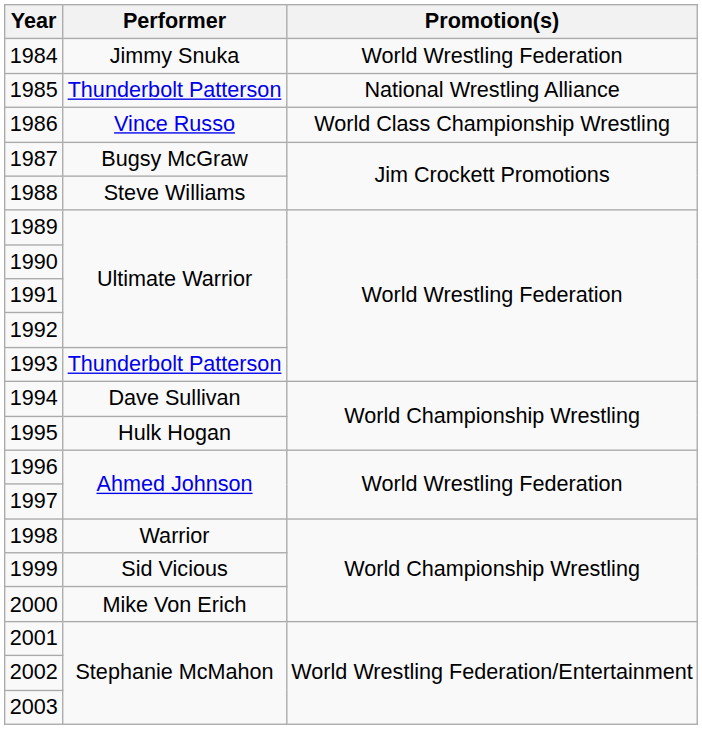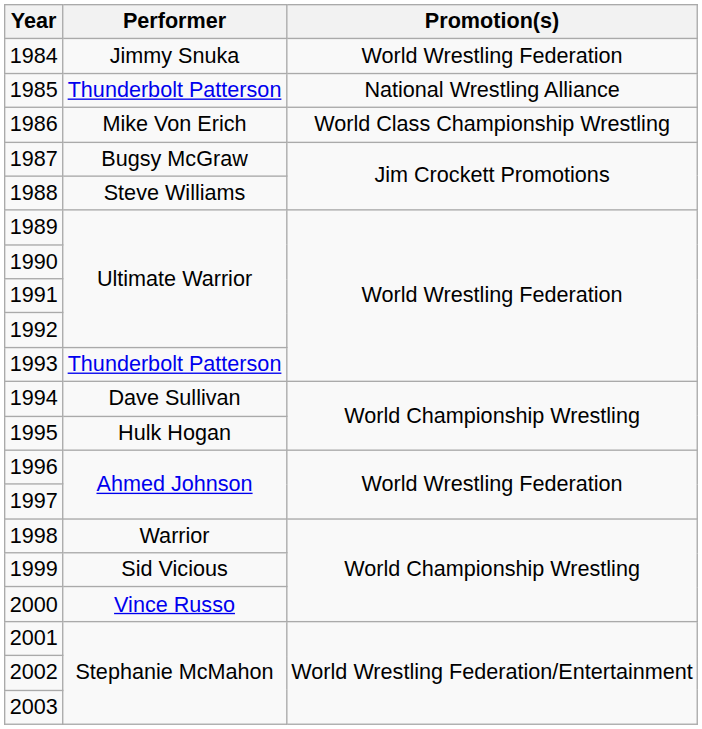(175, 124) Vince Russo -> (175, 124) Mike Von Erich
(175, 603) Mike Von Erich -> (175, 603) Vince Russo
